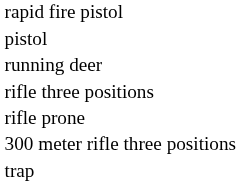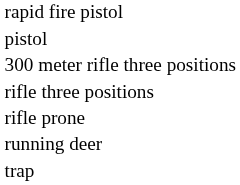rows swapped: (120, 144) <-> (53, 65)
